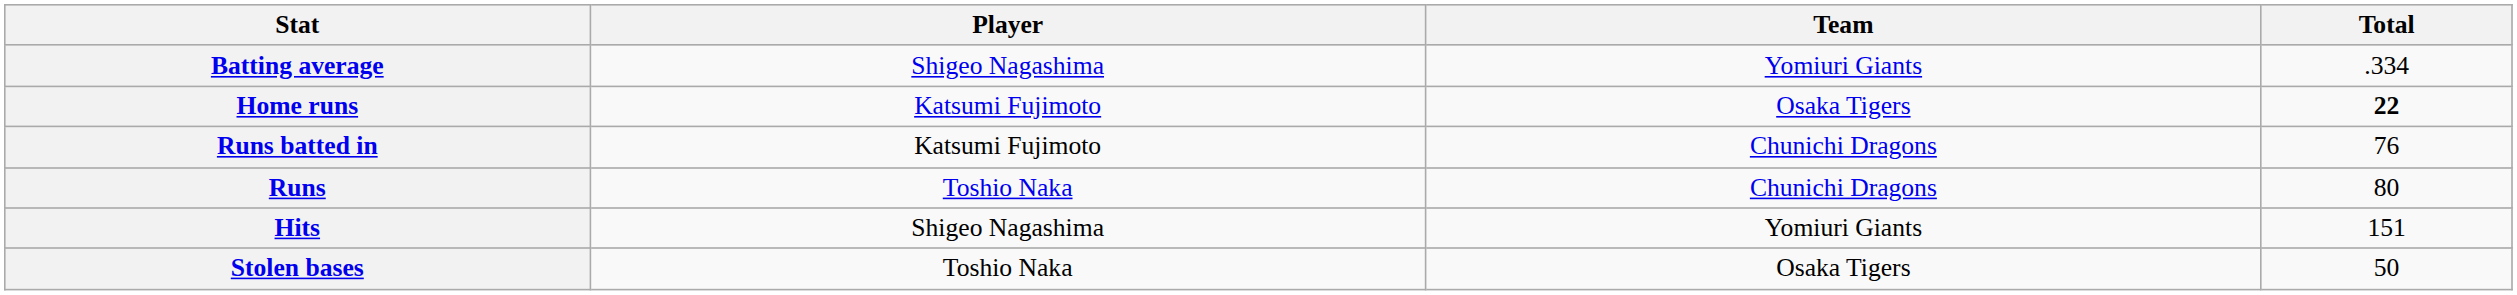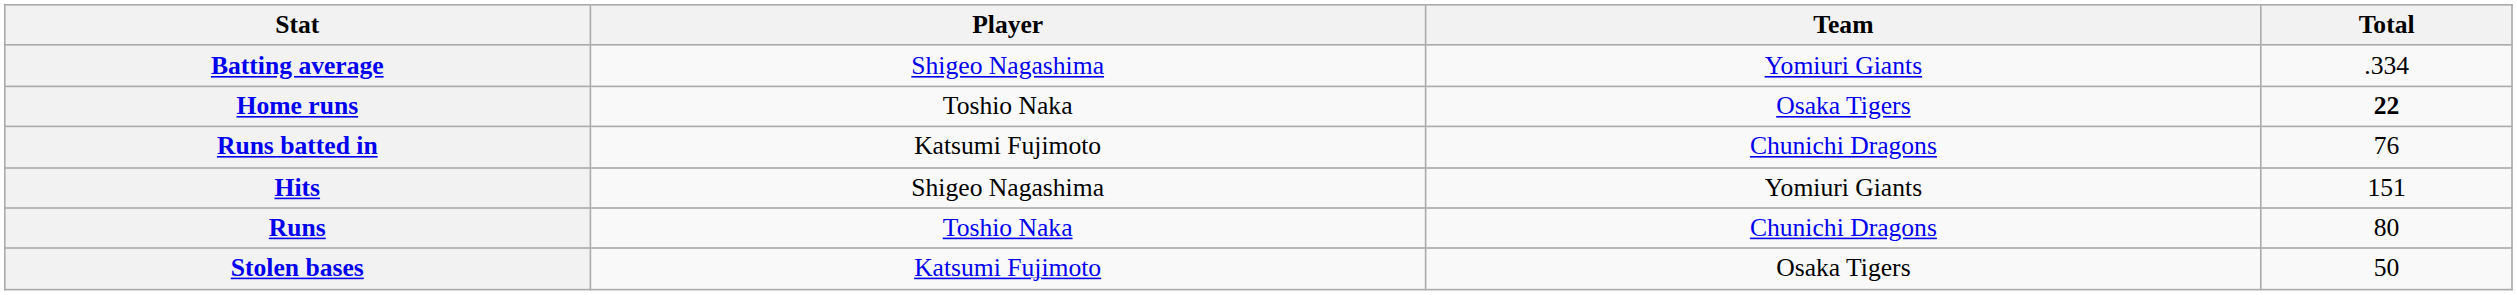(1008, 106) Katsumi Fujimoto -> (1008, 106) Toshio Naka
rows swapped: (297, 187) <-> (297, 227)
(1008, 268) Toshio Naka -> (1008, 268) Katsumi Fujimoto
